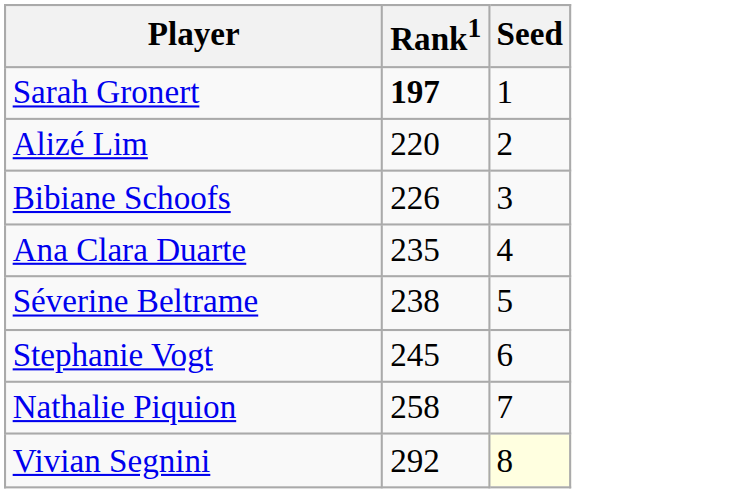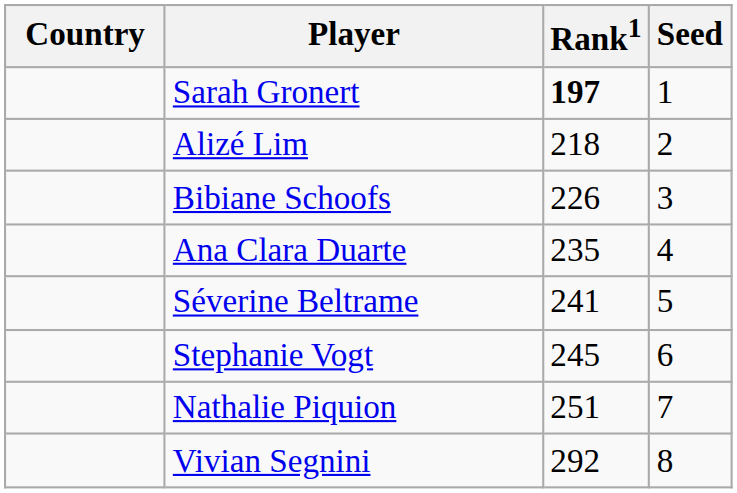+ column: (85, 35)
(415, 144) 220 -> (575, 144) 218
(415, 302) 238 -> (575, 302) 241
(415, 407) 258 -> (575, 407) 251
(505, 459) lightyellow background -> (665, 459) no background
